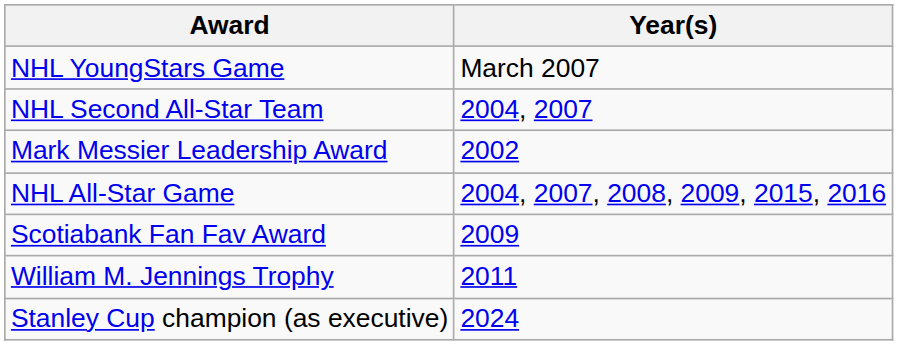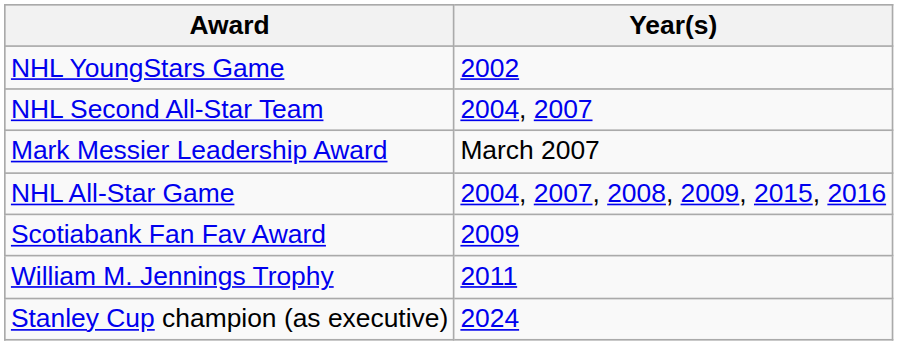(530, 67) March 2007 -> (490, 67) 2002
(490, 151) 2002 -> (530, 151) March 2007
